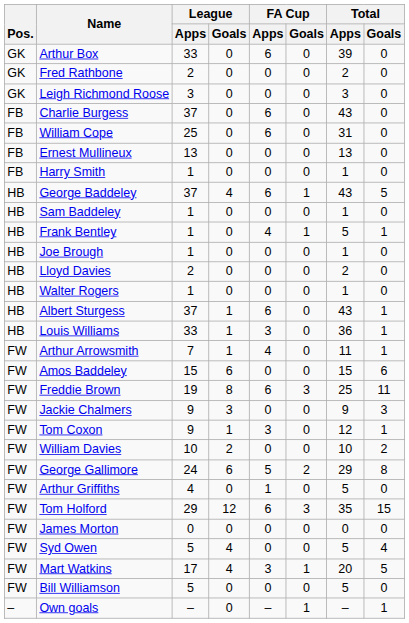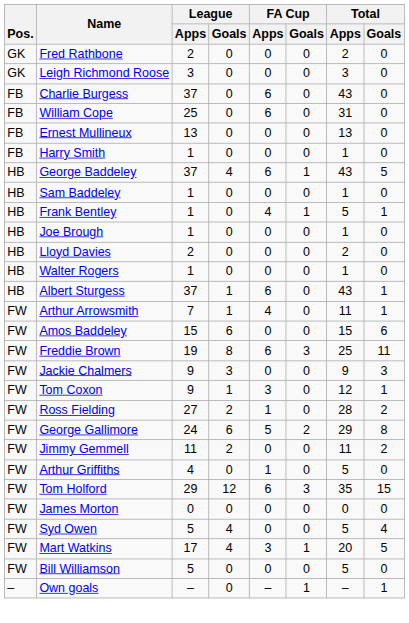- row: (69, 53)
- row: (79, 331)
- row: (80, 449)
+ row: (77, 410)
+ row: (84, 449)
